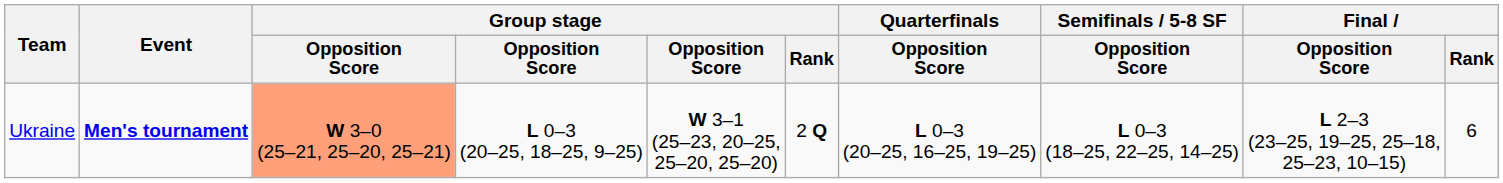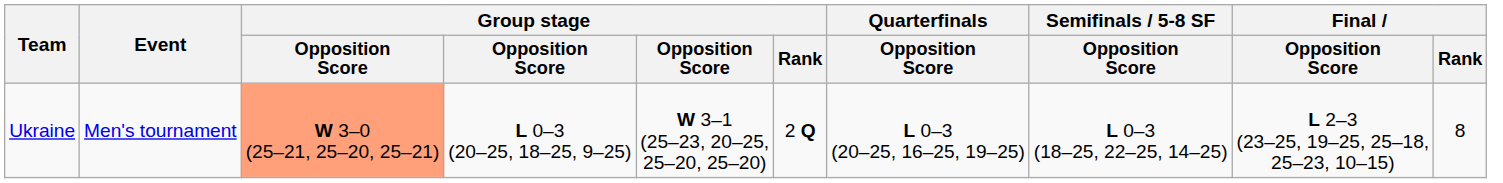(166, 131) bold -> (160, 131) normal
(1472, 131) 6 -> (1460, 131) 8
